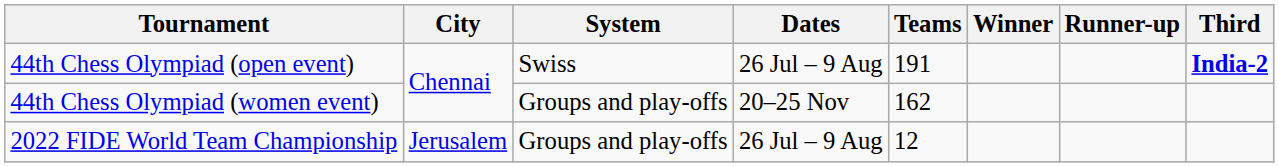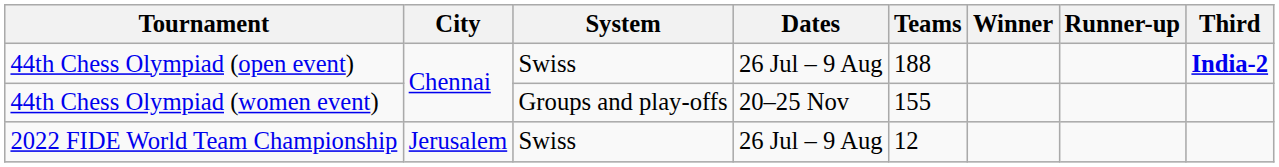(912, 63) 191 -> (912, 63) 188
(912, 102) 162 -> (912, 102) 155
(623, 141) Groups and play-offs -> (547, 141) Swiss
